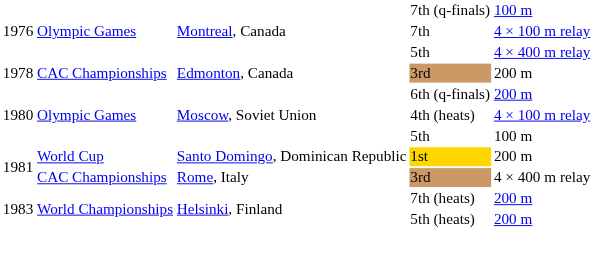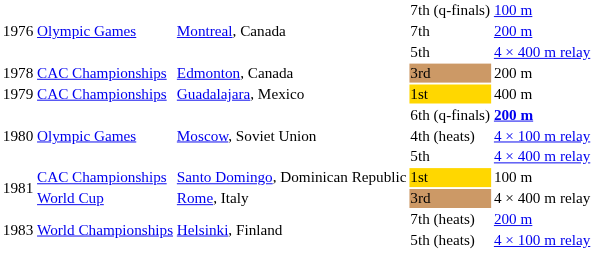(542, 31) 4 × 100 m relay -> (513, 31) 200 m
+ row: (241, 94)
(513, 94) normal -> (514, 114) bold
(513, 135) 100 m -> (542, 156) 4 × 400 m relay
(70, 156) World Cup -> (102, 177) CAC Championships
(513, 156) 200 m -> (513, 177) 100 m
(102, 177) CAC Championships -> (70, 198) World Cup
(513, 219) 200 m -> (542, 240) 4 × 100 m relay
